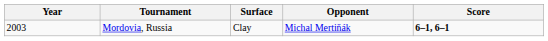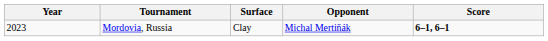(16, 27) 2003 -> (16, 27) 2023
